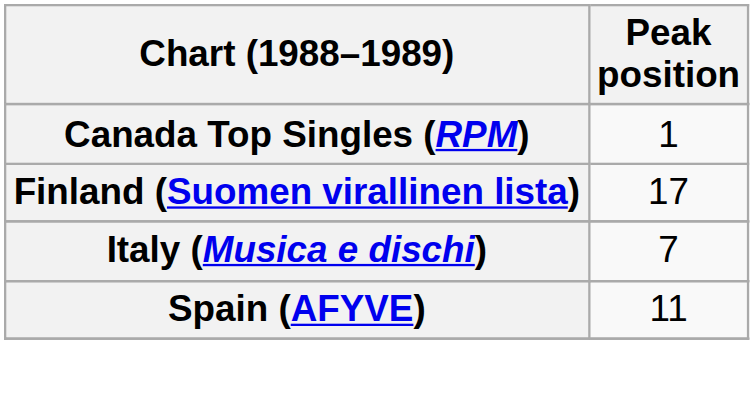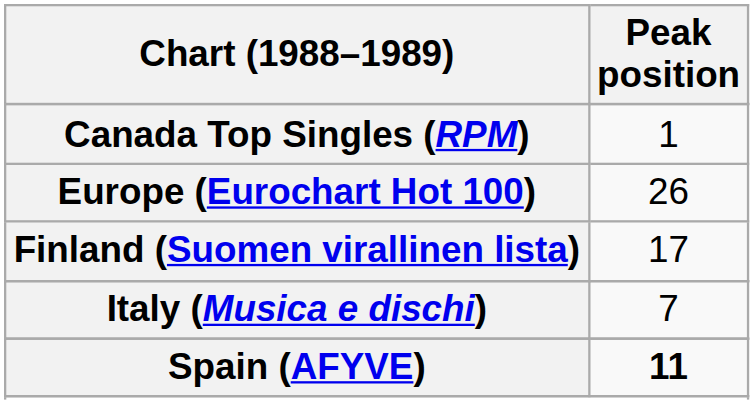+ row: (297, 191)
(669, 308) normal -> (669, 366) bold
